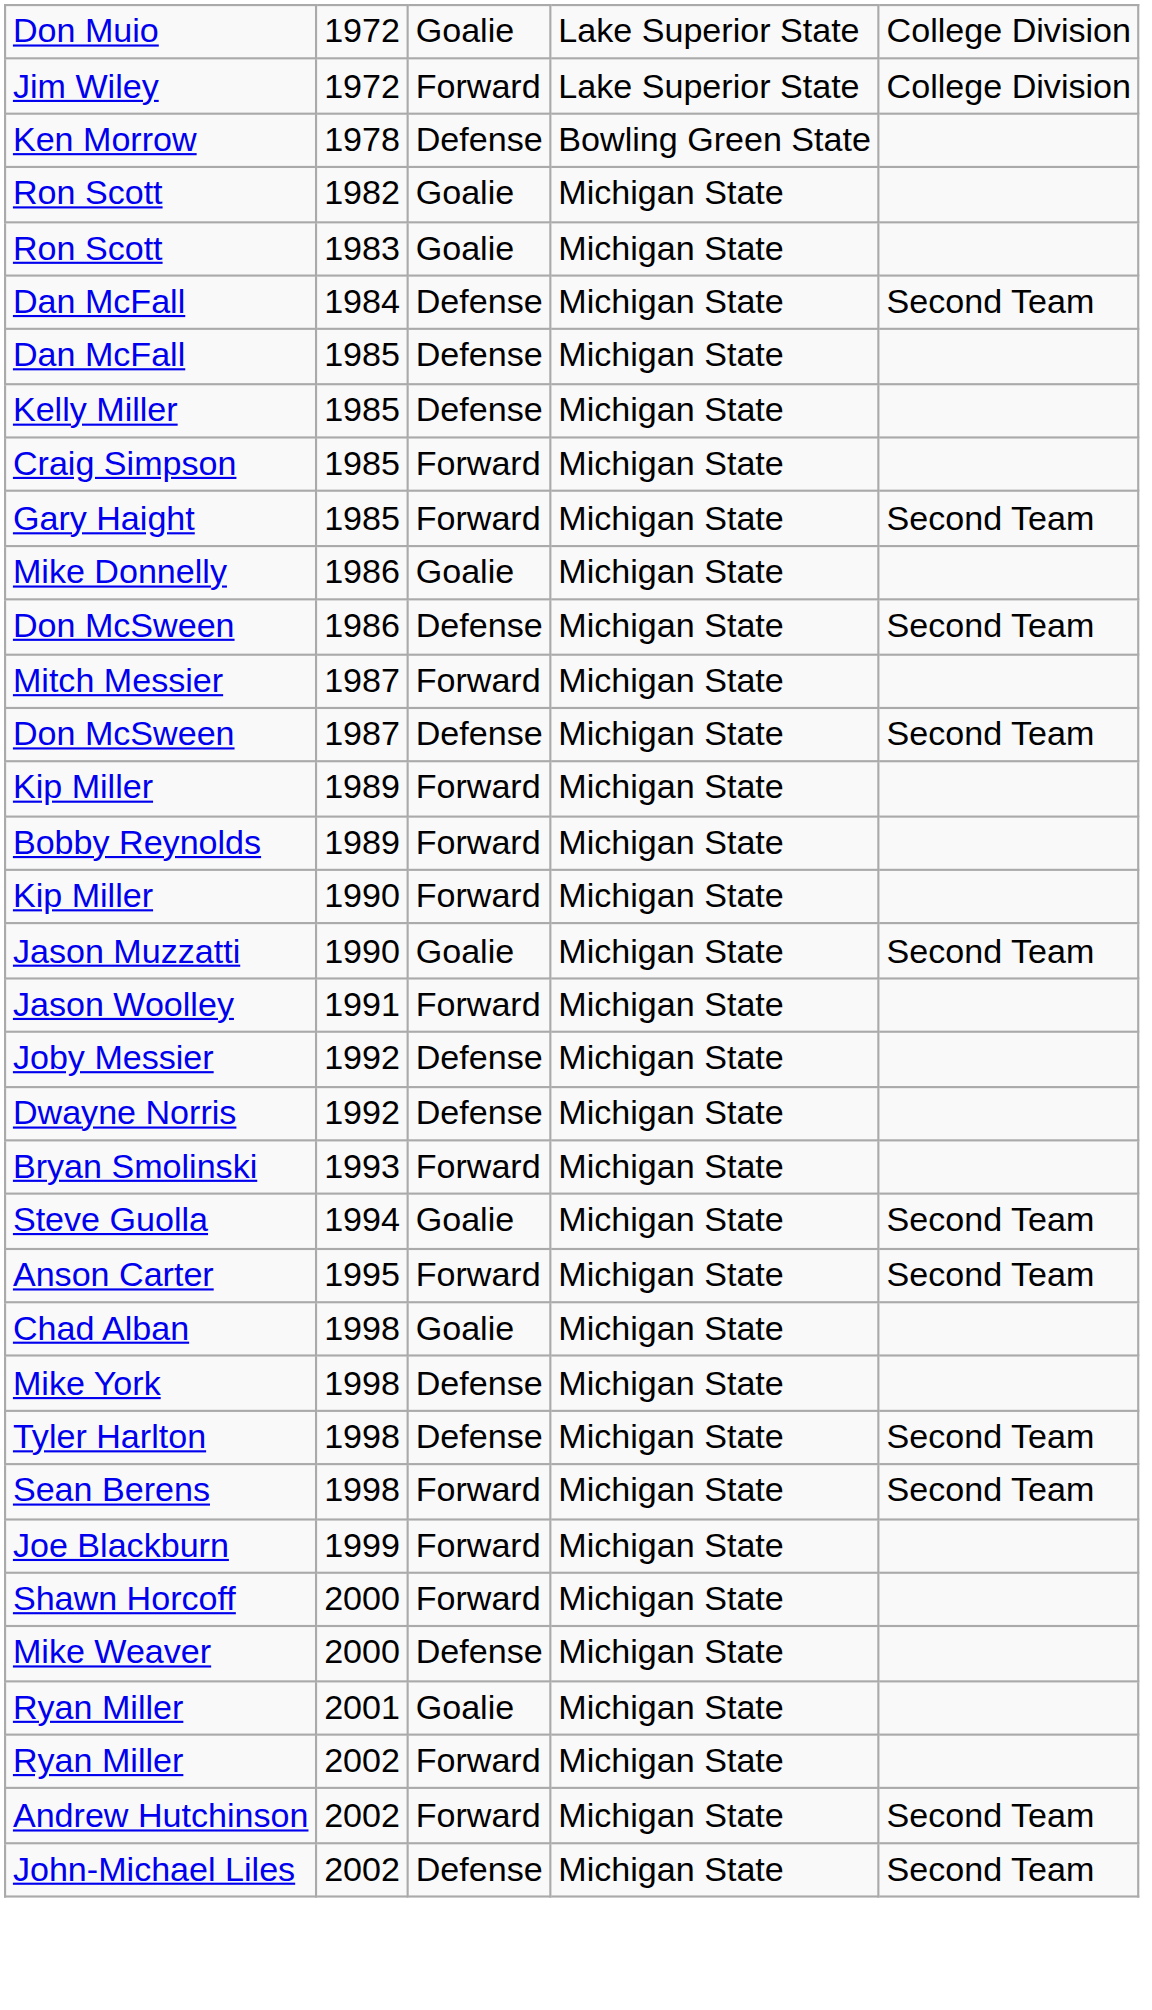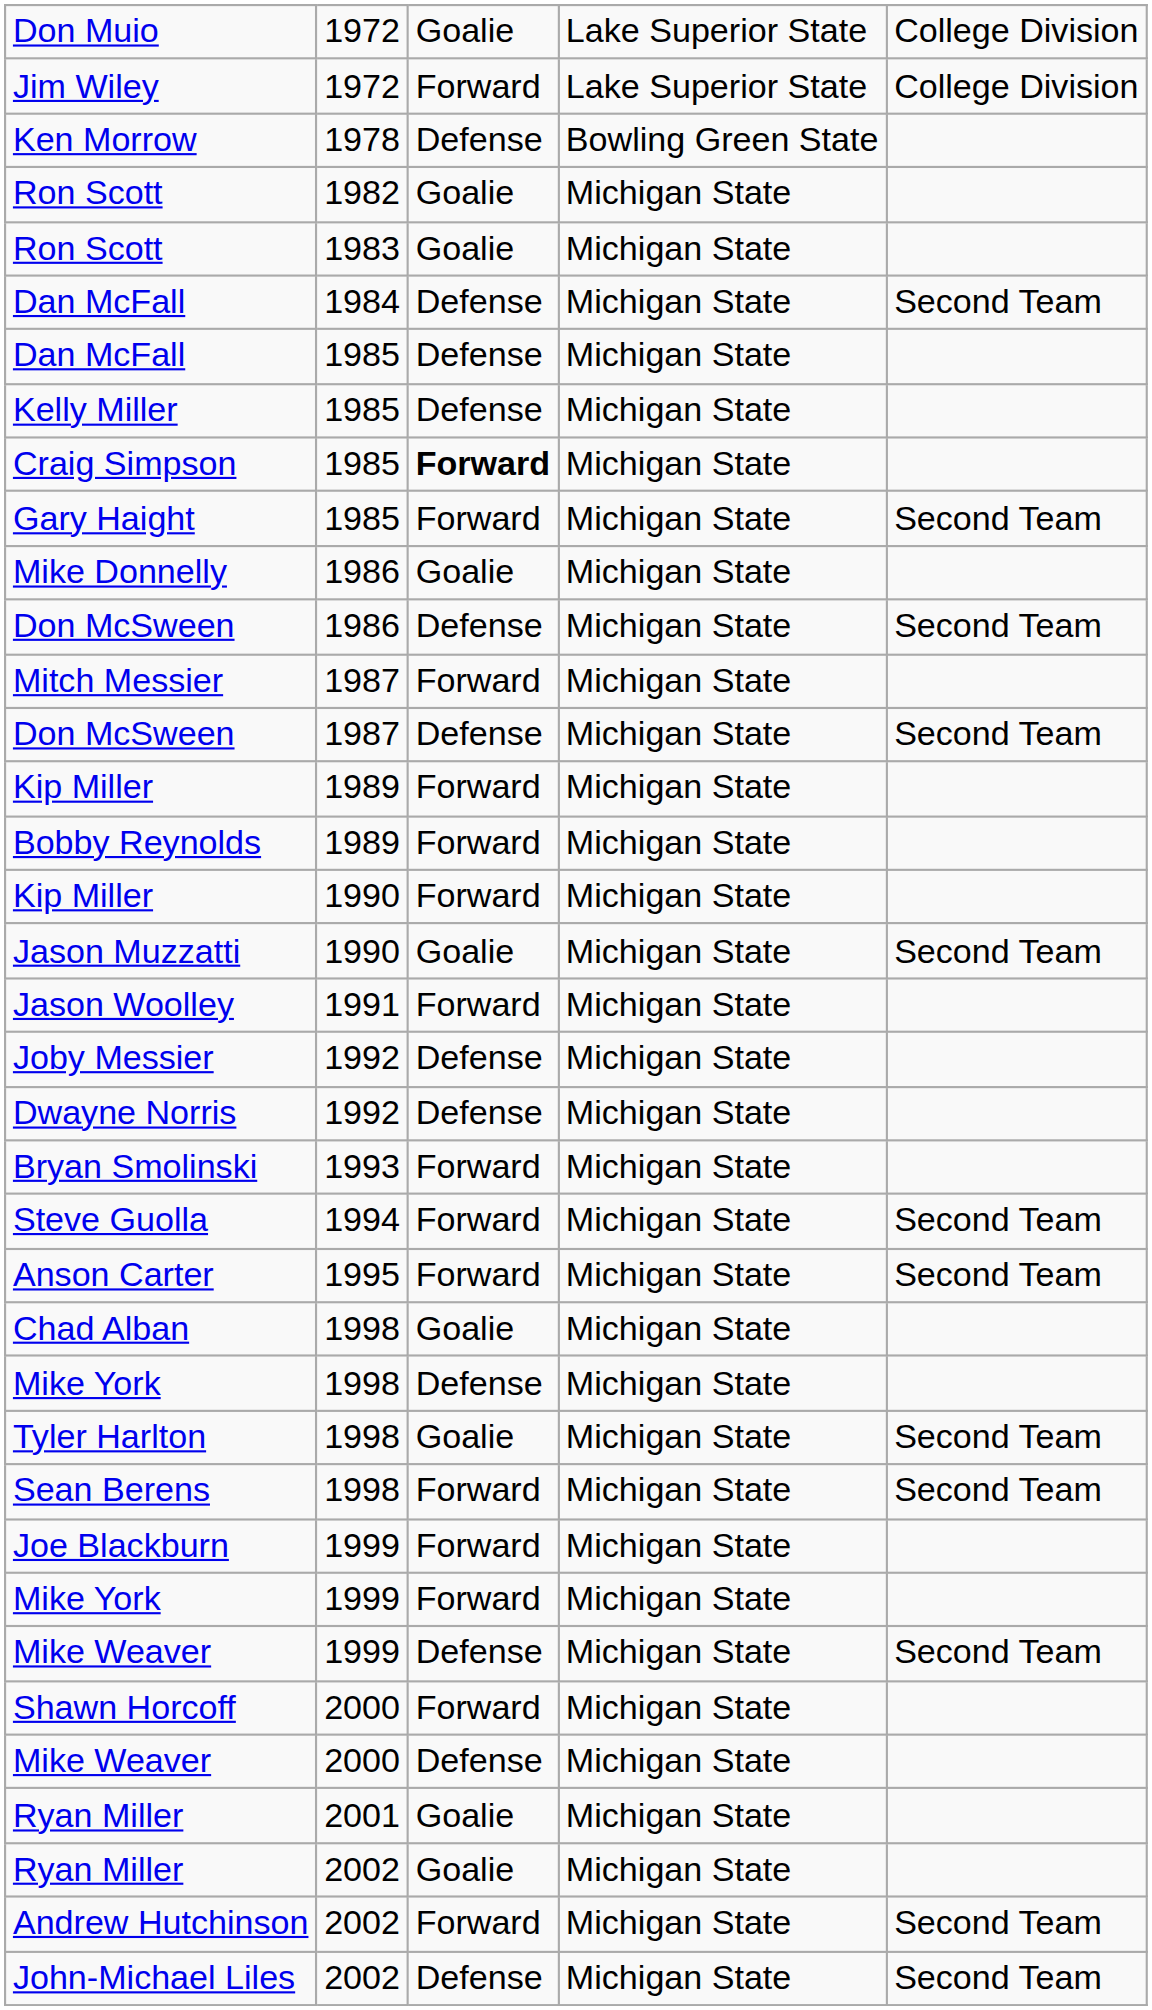(478, 463) normal -> (483, 463) bold
(465, 1220) Goalie -> (478, 1220) Forward
(479, 1436) Defense -> (465, 1436) Goalie
+ row: (87, 1598)
+ row: (112, 1652)
(478, 1761) Forward -> (465, 1869) Goalie
